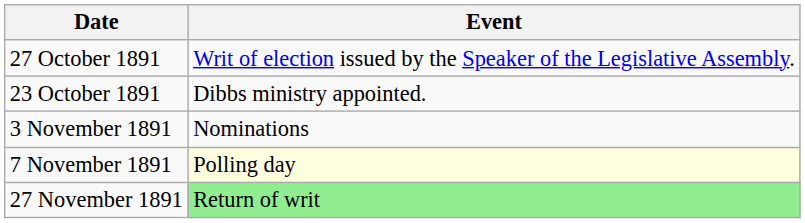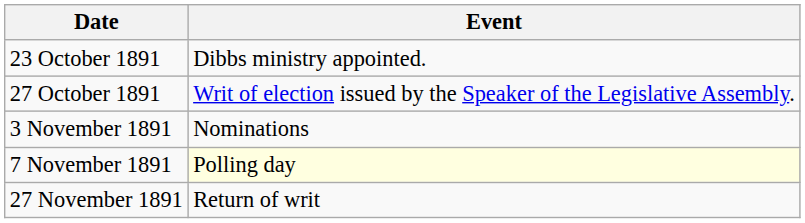rows swapped: (85, 93) <-> (85, 57)
(257, 199) lightgreen background -> (257, 199) no background
